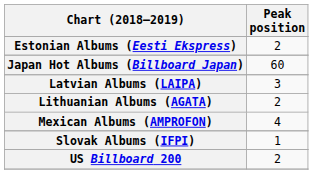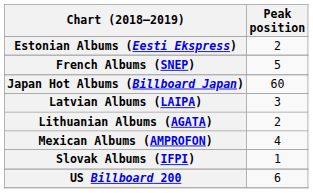+ row: (126, 65)
(277, 159) 2 -> (277, 178) 6
